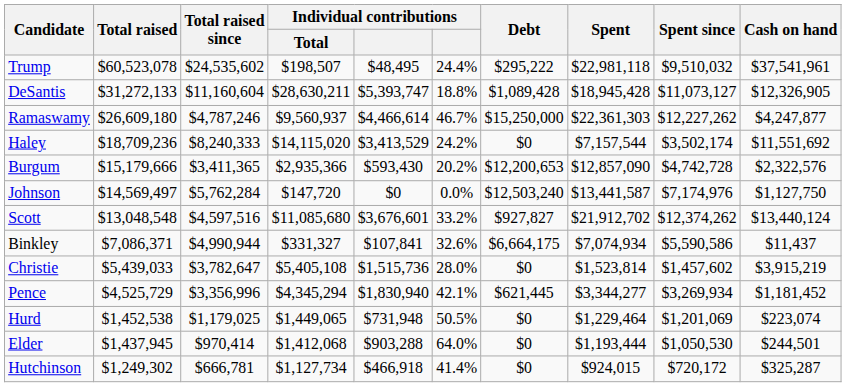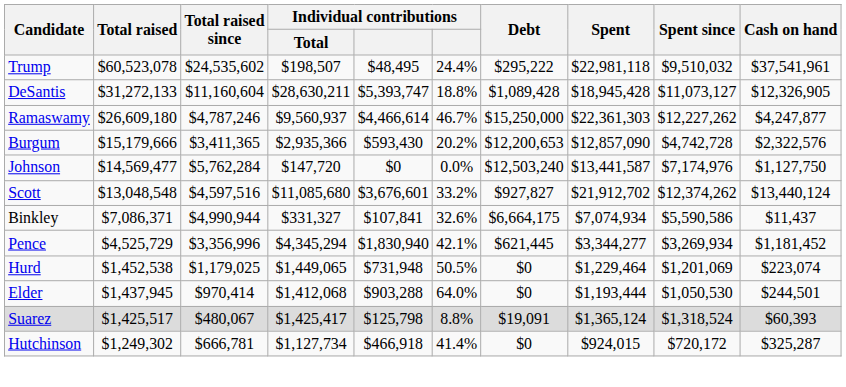- row: (27, 142)
(137, 192) $14,569,497 -> (137, 167) $14,569,477
- row: (33, 268)
+ row: (30, 318)
